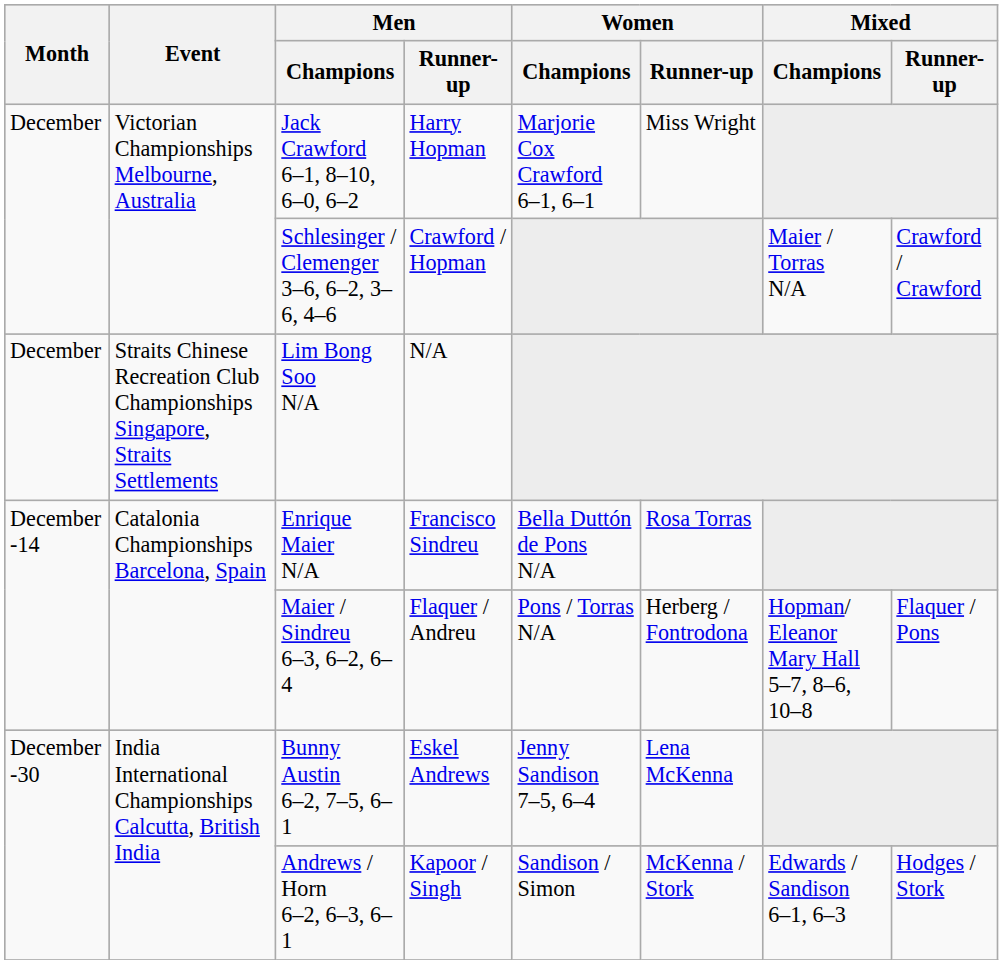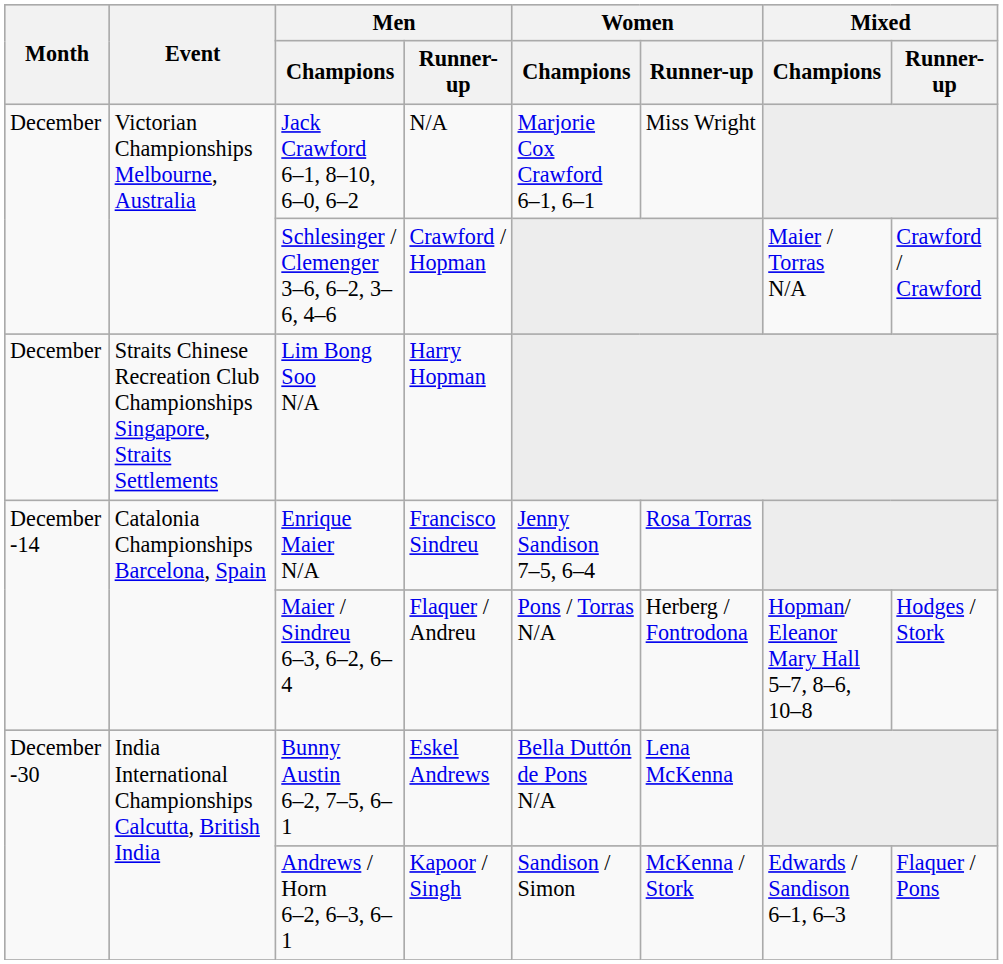(448, 134) Harry Hopman -> (429, 121) N/A
(429, 351) N/A -> (448, 364) Harry Hopman
(574, 544) Bella Duttón de Pons N/A -> (558, 544) Jenny Sandison 7–5, 6–4
(936, 619) Flaquer / Pons -> (936, 619) Hodges / Stork
(558, 773) Jenny Sandison 7–5, 6–4 -> (574, 773) Bella Duttón de Pons N/A
(936, 875) Hodges / Stork -> (936, 875) Flaquer / Pons
